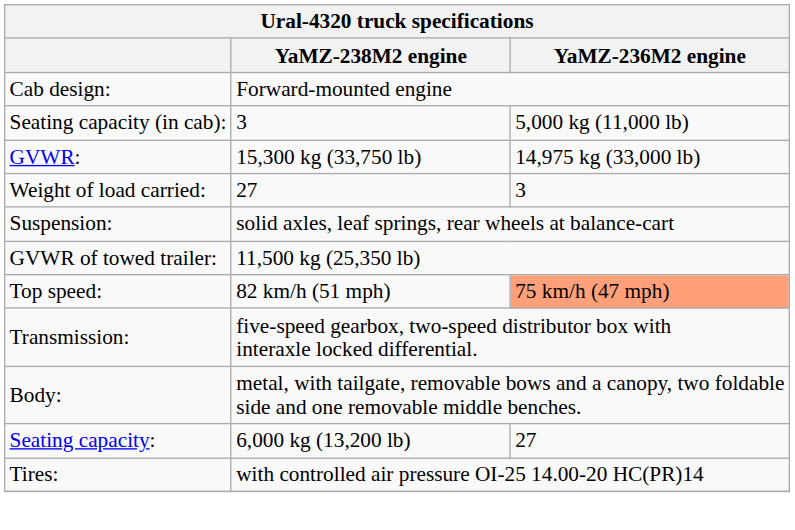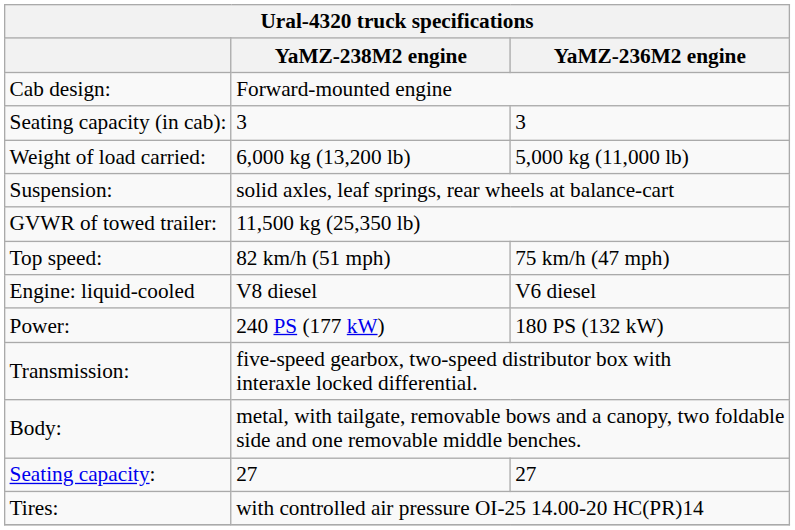(602, 122) 5,000 kg (11,000 lb) -> (521, 122) 3
- row: (45, 156)
(247, 190) 27 -> (323, 156) 6,000 kg (13,200 lb)
(521, 190) 3 -> (602, 156) 5,000 kg (11,000 lb)
(592, 291) lightsalmon background -> (592, 257) no background
+ row: (102, 291)
+ row: (40, 325)
(323, 440) 6,000 kg (13,200 lb) -> (247, 474) 27
